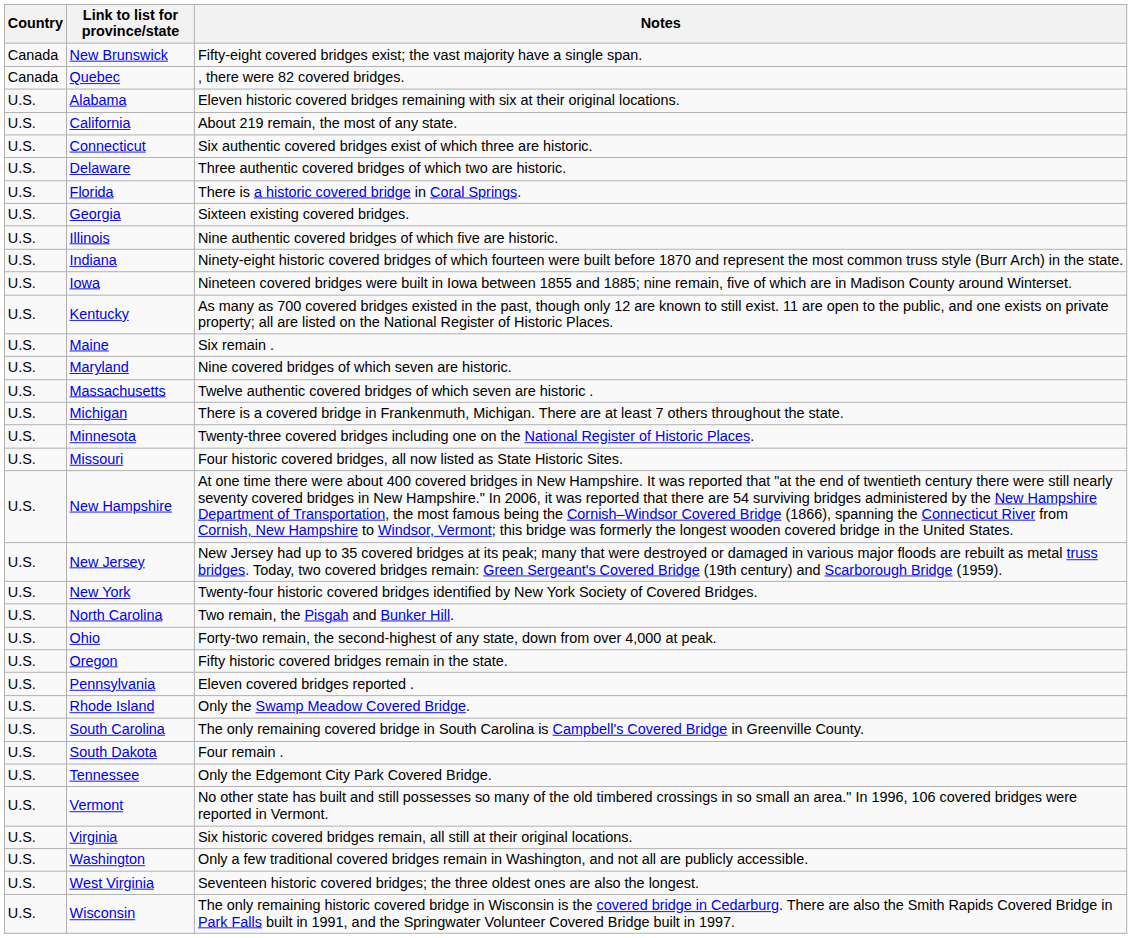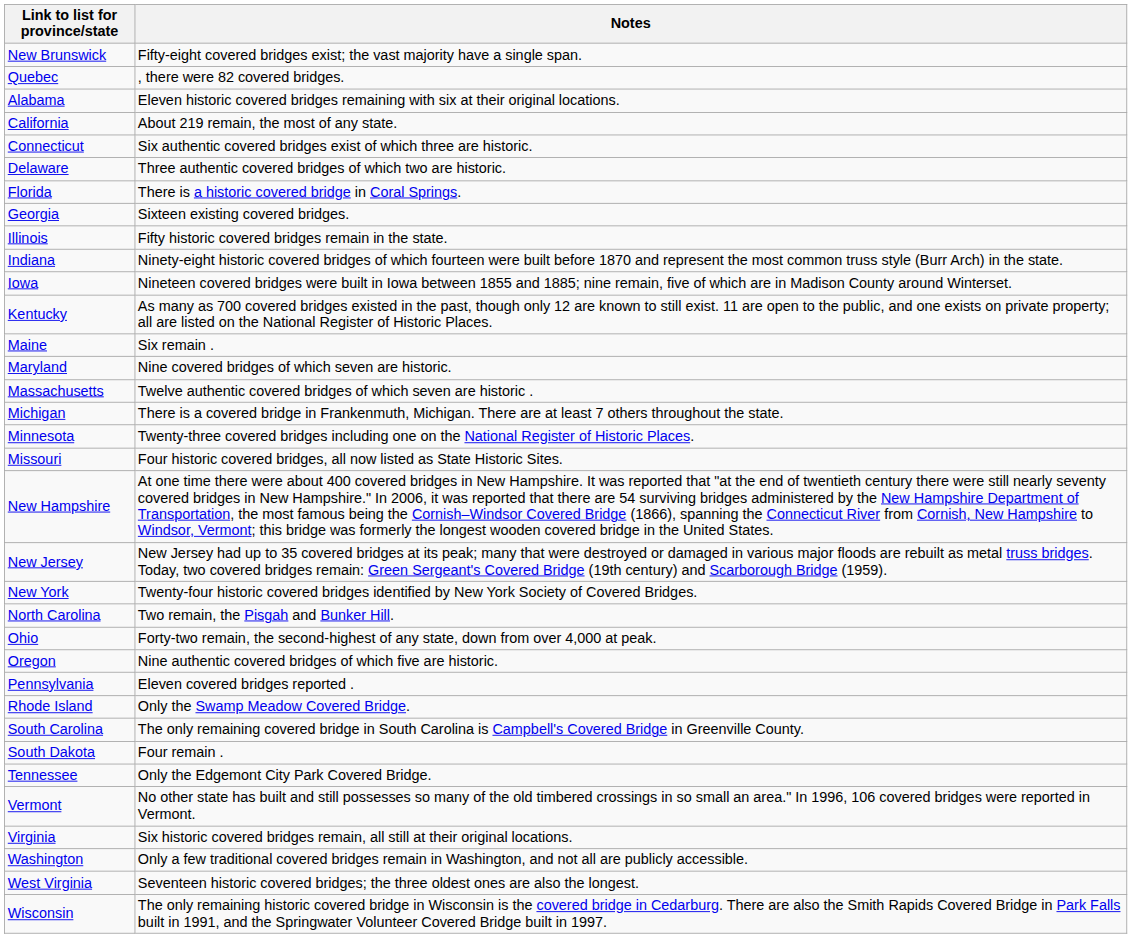- column: (35, 24)
(378, 237) Nine authentic covered bridges of which five are historic. -> (293, 237) Fifty historic covered bridges remain in the state.
(353, 661) Fifty historic covered bridges remain in the state. -> (318, 661) Nine authentic covered bridges of which five are historic.
